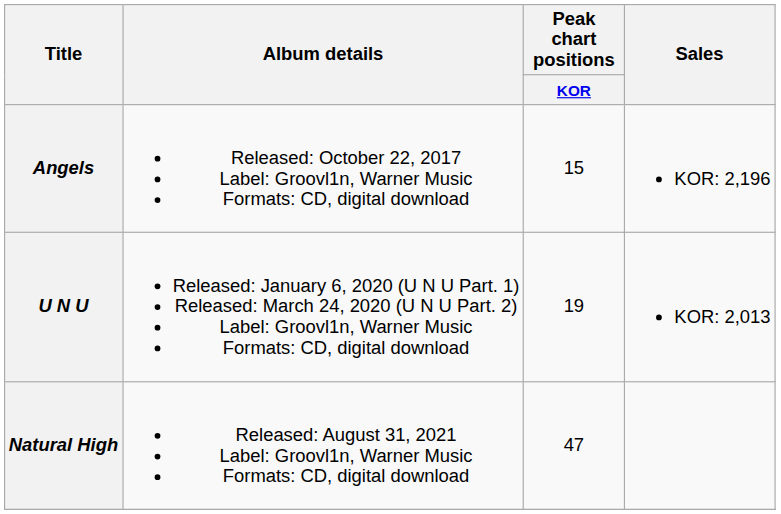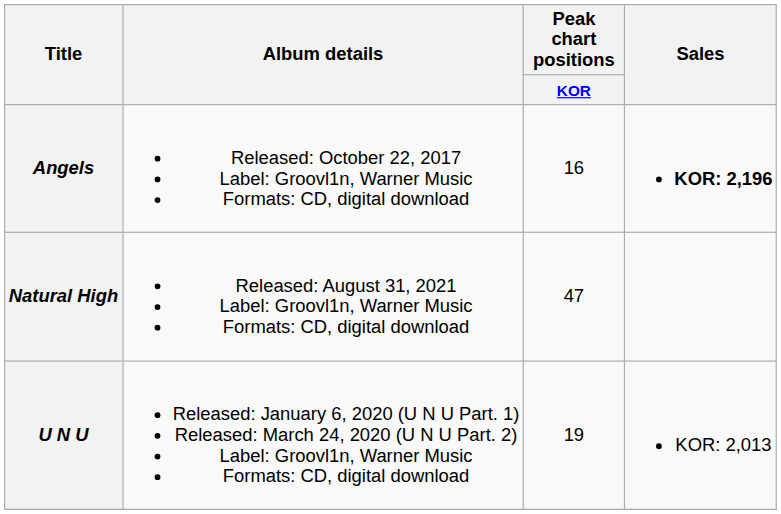(574, 168) 15 -> (574, 168) 16
(699, 179) normal -> (700, 179) bold
rows swapped: (64, 306) <-> (64, 445)
